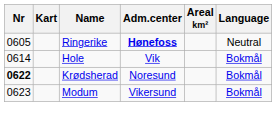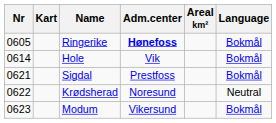(244, 42) Neutral -> (244, 42) Bokmål
+ row: (77, 76)
(19, 76) bold -> (19, 93) normal
(244, 76) Bokmål -> (244, 93) Neutral
